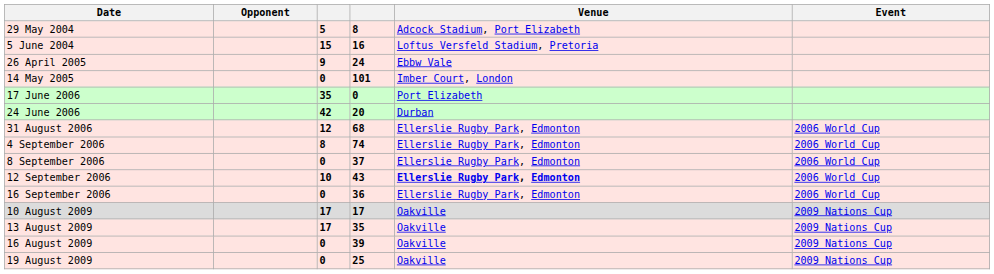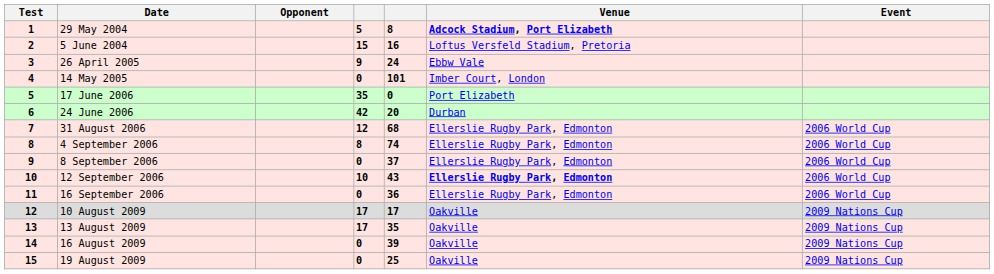+ column: (31, 13)
(488, 29) normal -> (521, 29) bold
